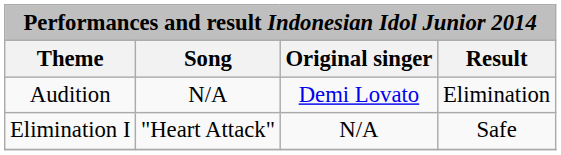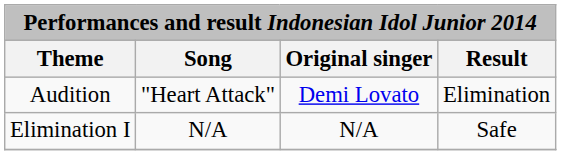(208, 94) N/A -> (208, 94) "Heart Attack"
(208, 130) "Heart Attack" -> (208, 130) N/A
